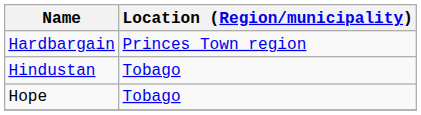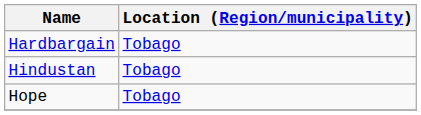(214, 44) Princes Town region -> (152, 44) Tobago
